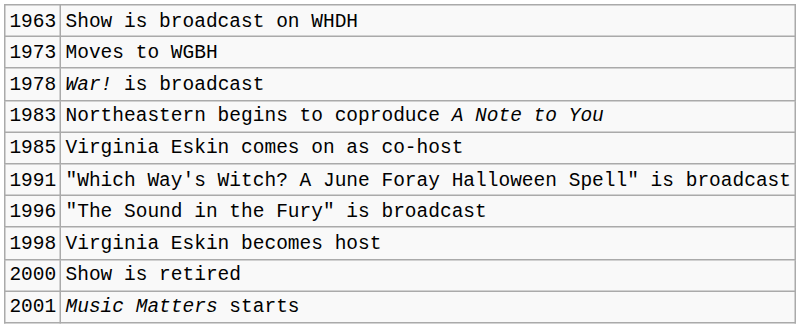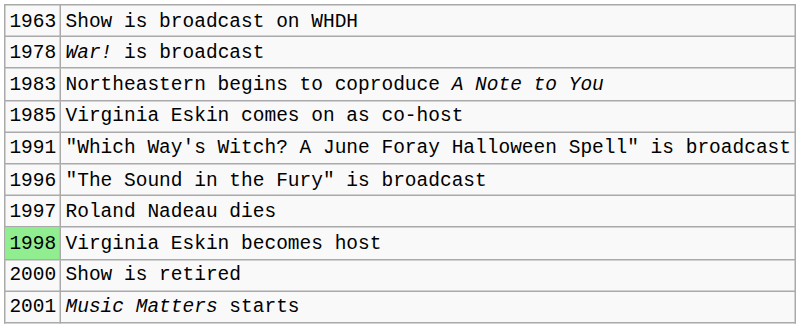- row: (142, 52)
+ row: (171, 211)
(33, 243) no background -> (33, 243) lightgreen background
